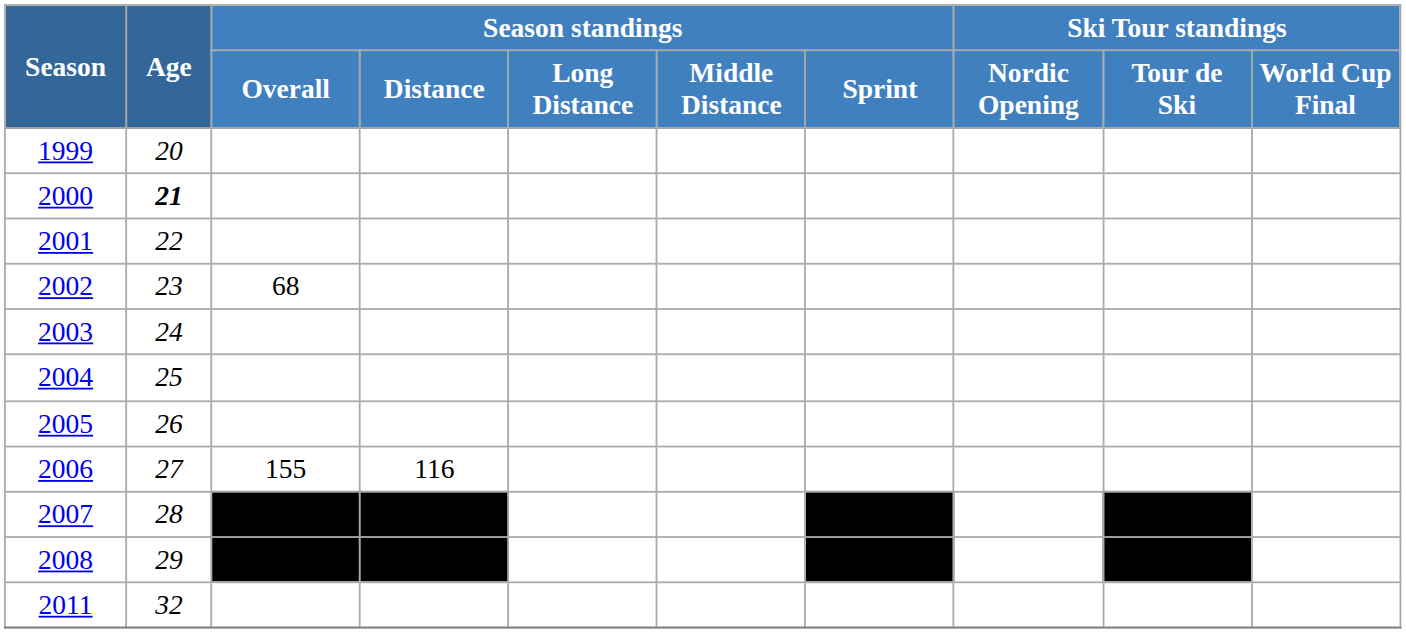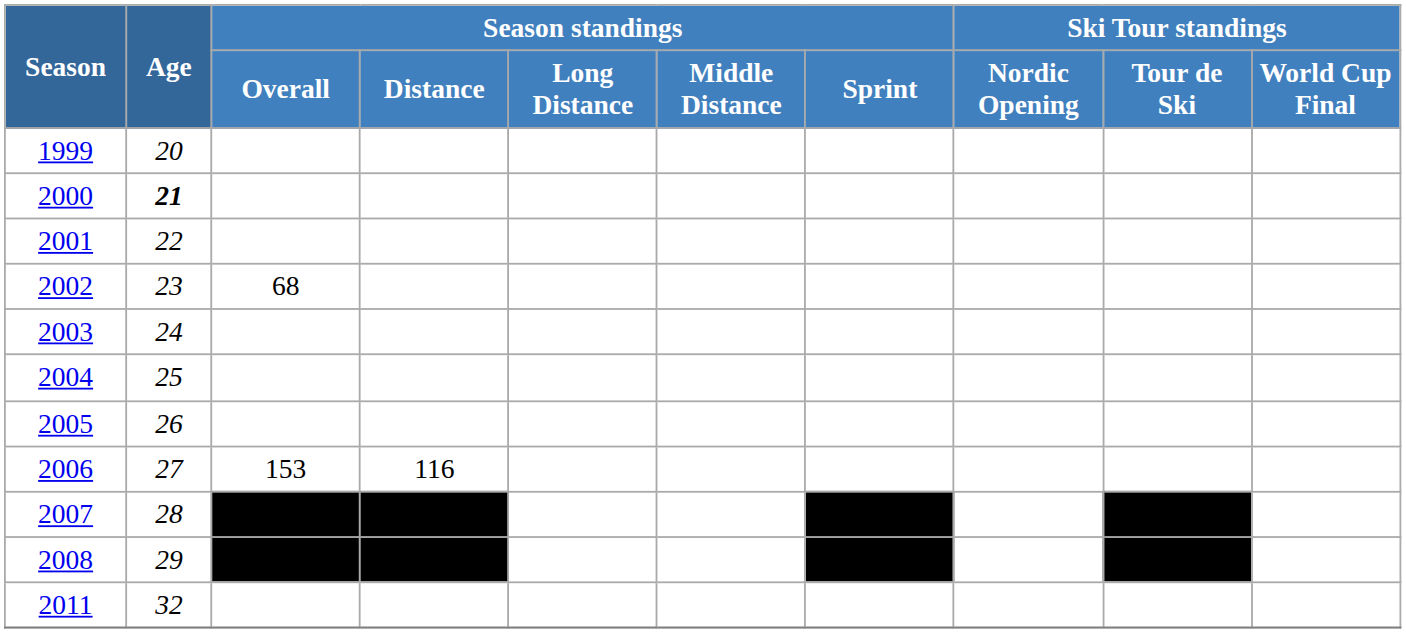(286, 468) 155 -> (286, 468) 153
